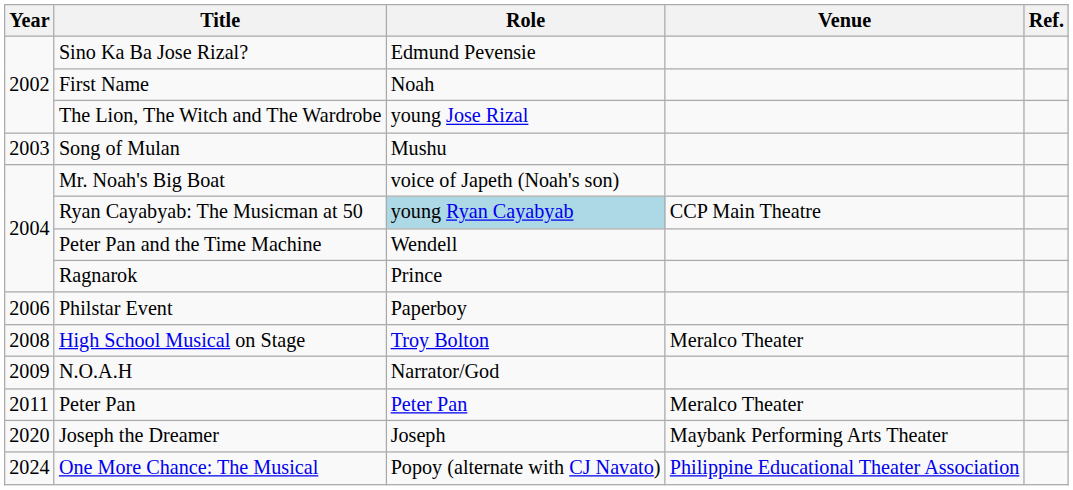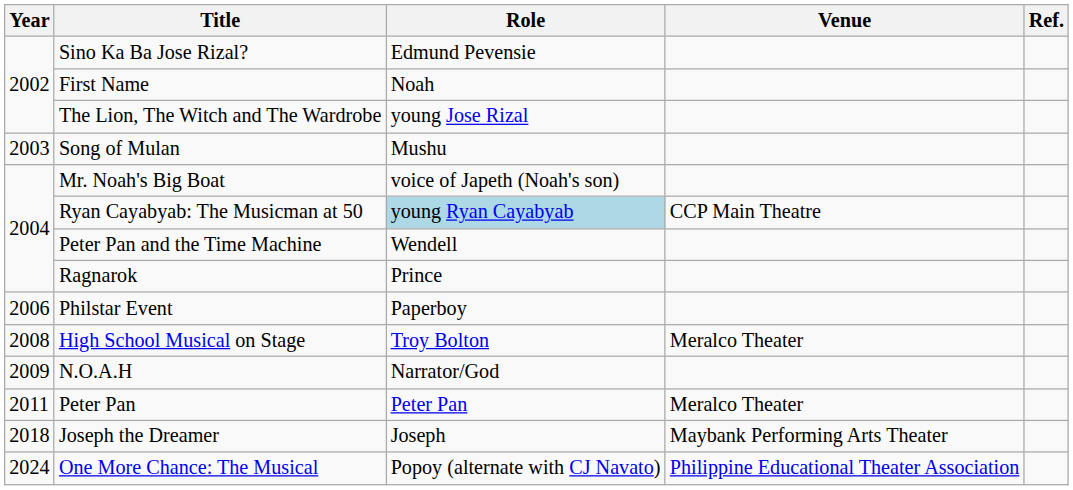(29, 436) 2020 -> (29, 436) 2018
